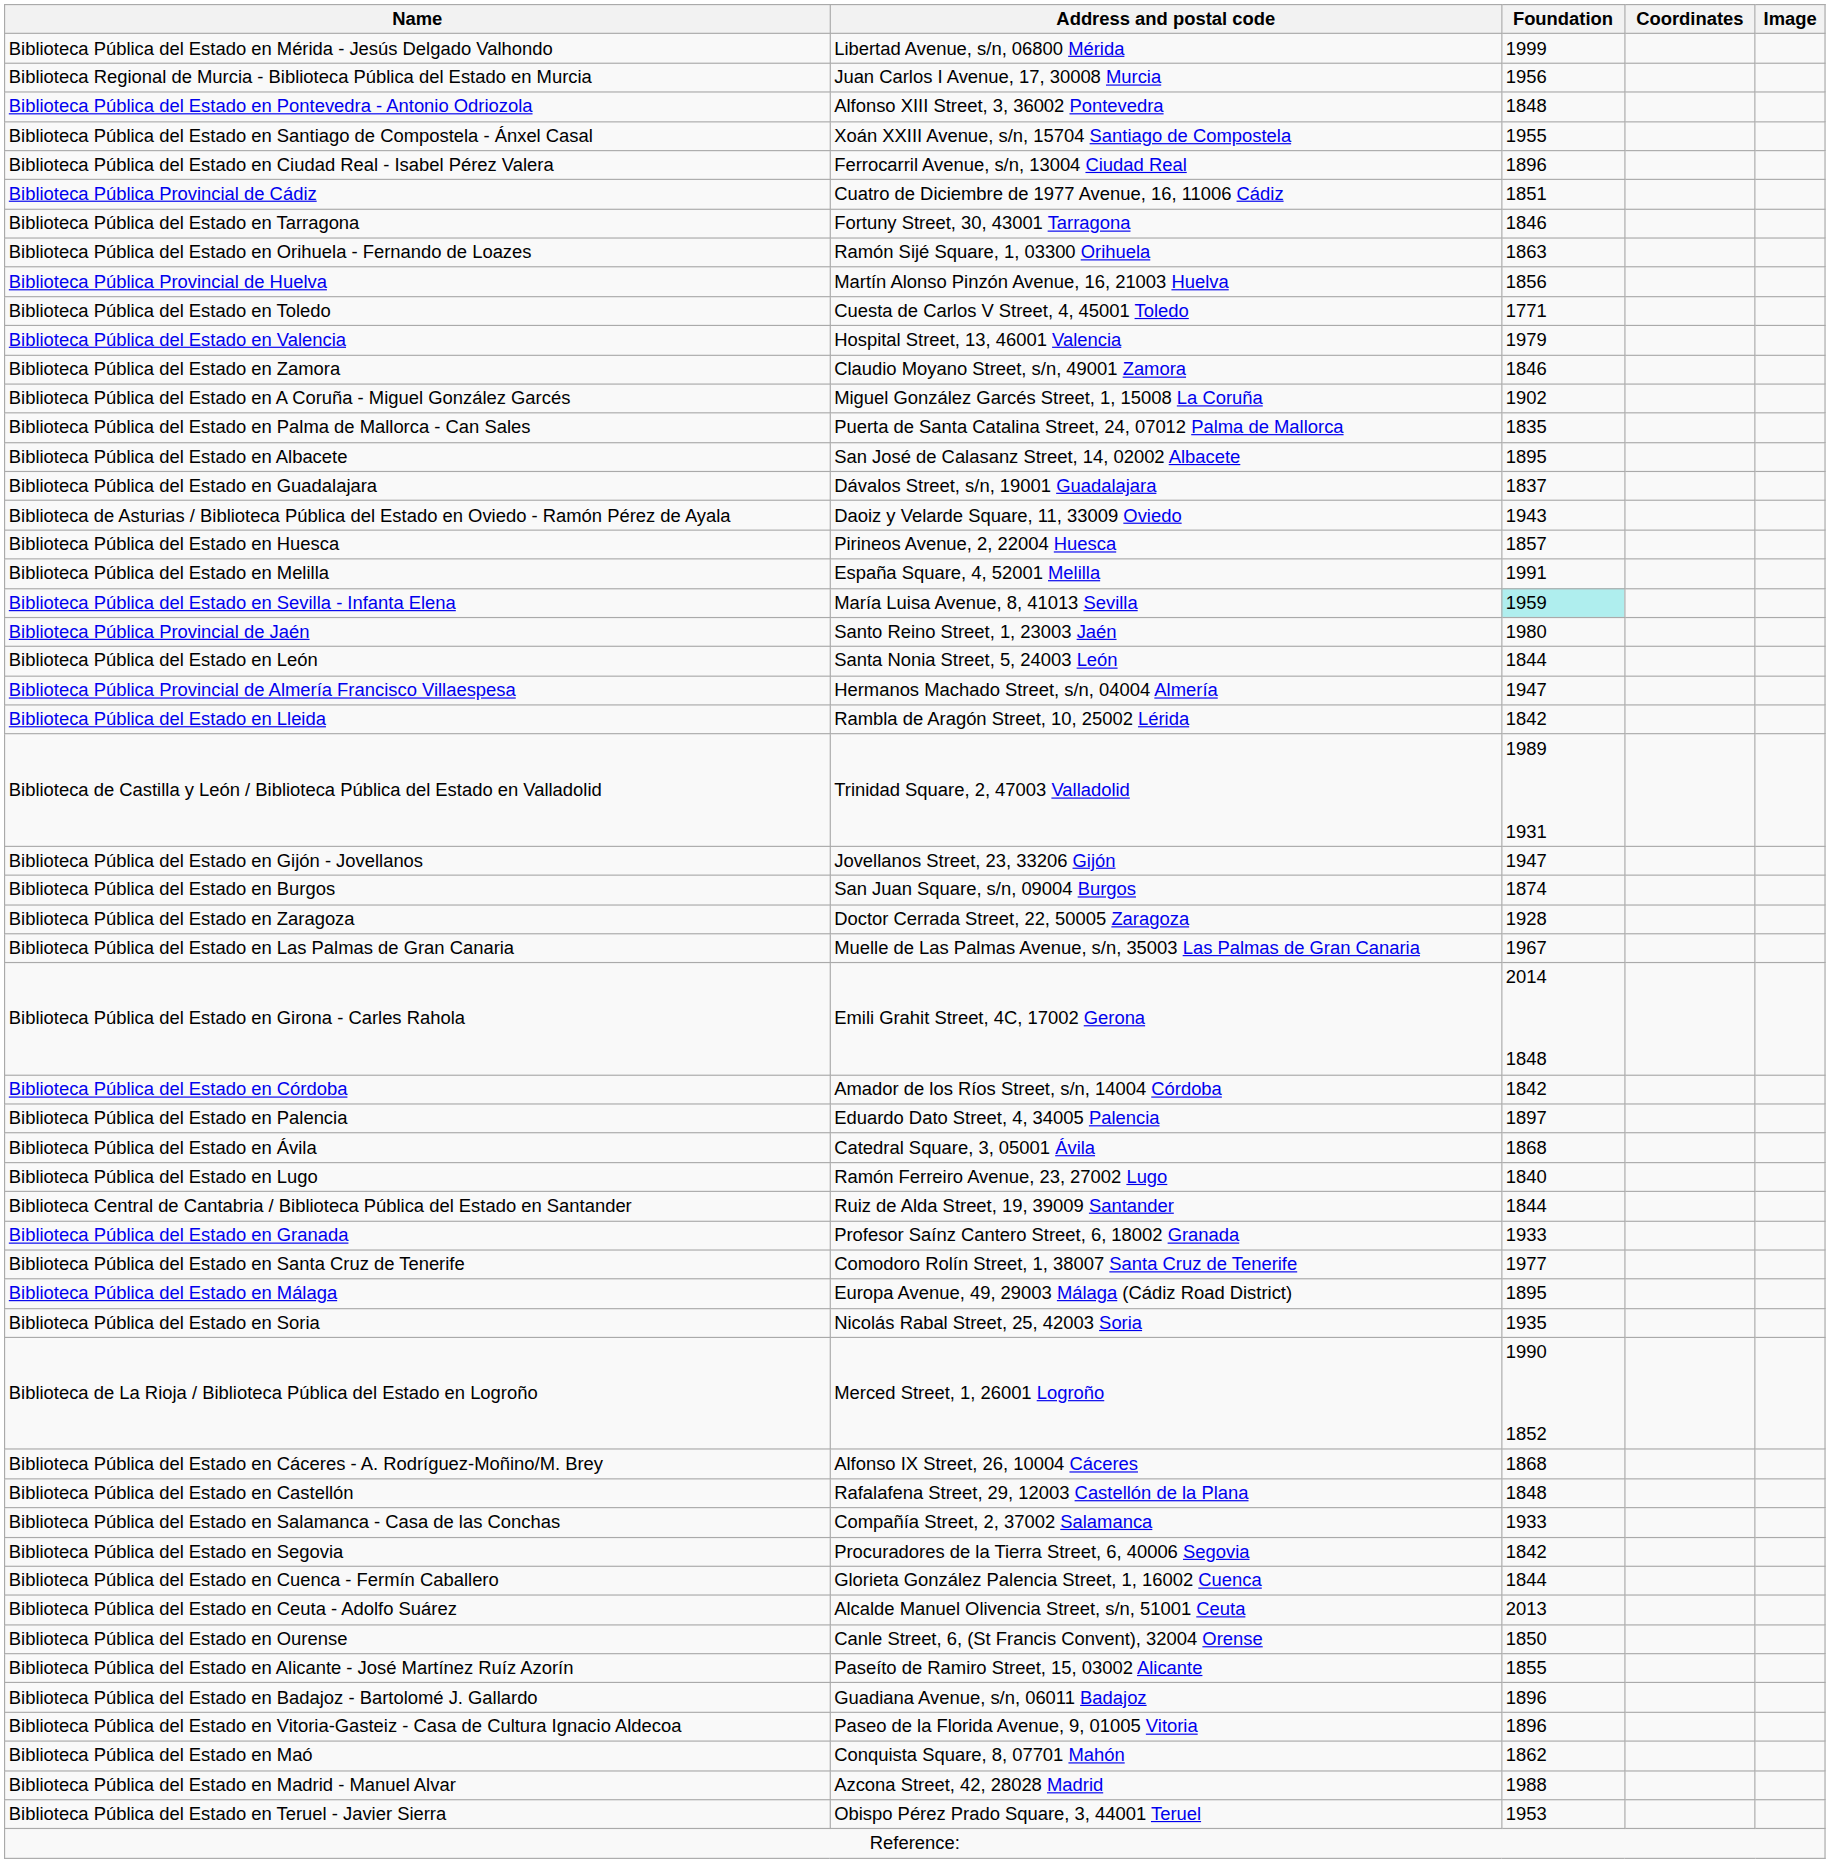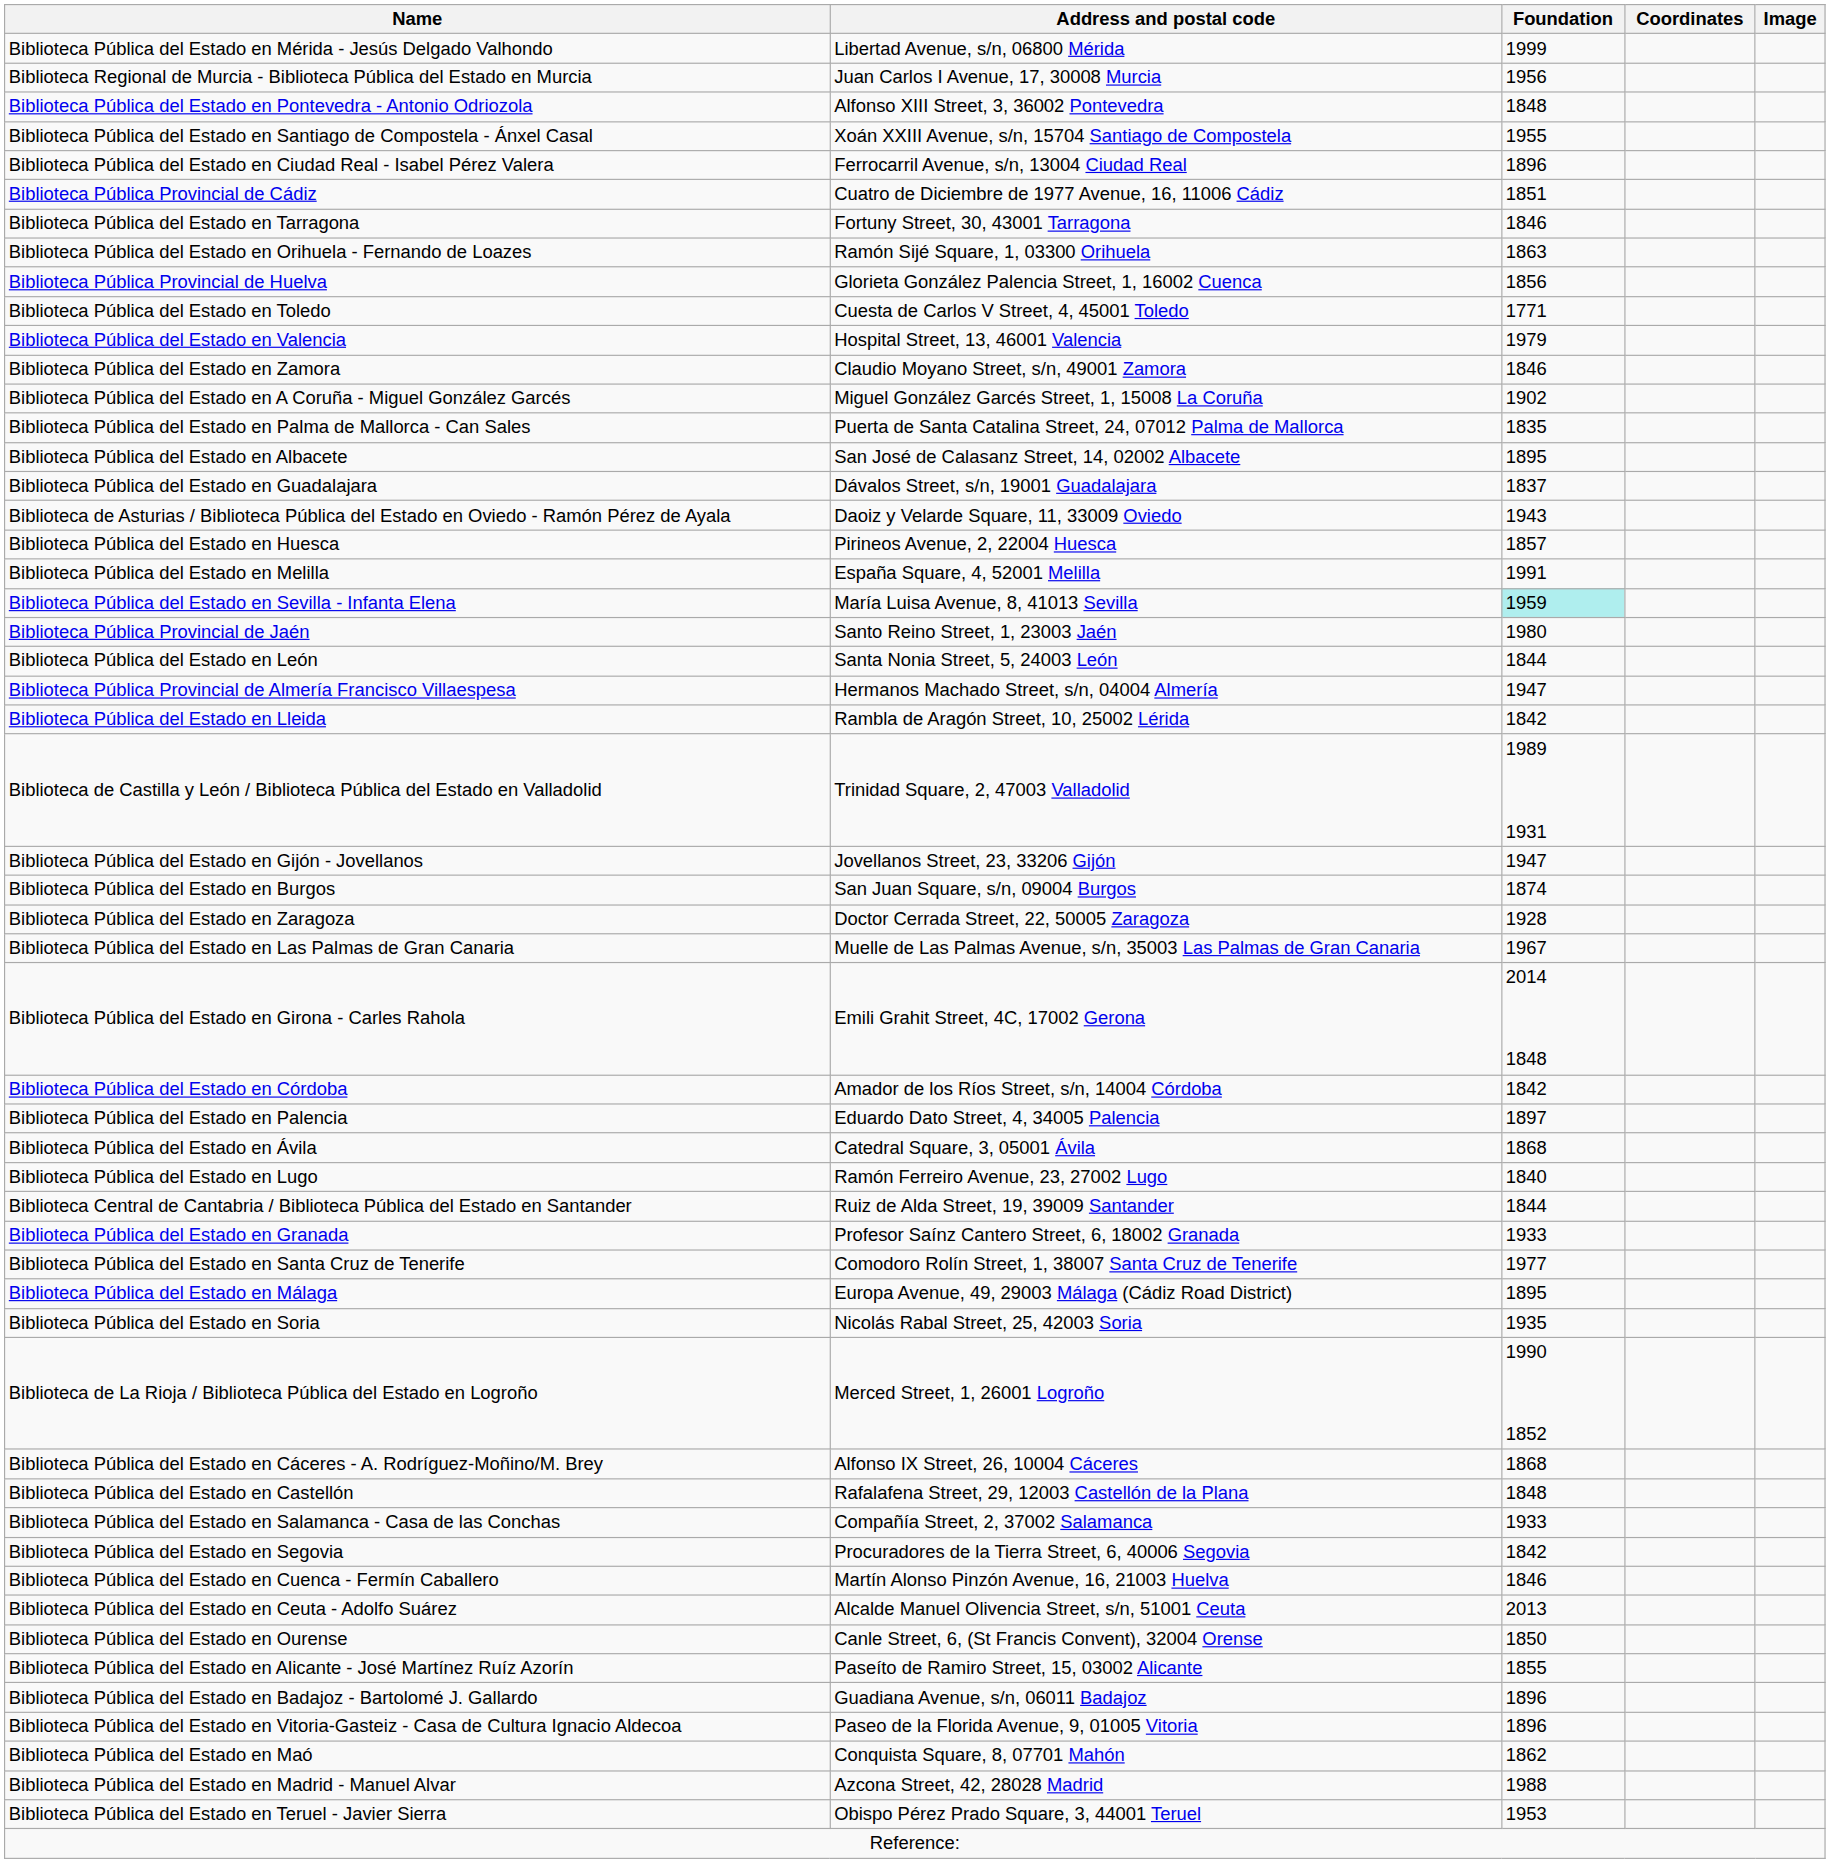(1031, 281) Martín Alonso Pinzón Avenue, 16, 21003 Huelva -> (1048, 281) Glorieta González Palencia Street, 1, 16002 Cuenca
(1048, 1580) Glorieta González Palencia Street, 1, 16002 Cuenca -> (1031, 1580) Martín Alonso Pinzón Avenue, 16, 21003 Huelva
(1526, 1580) 1844 -> (1526, 1580) 1846
